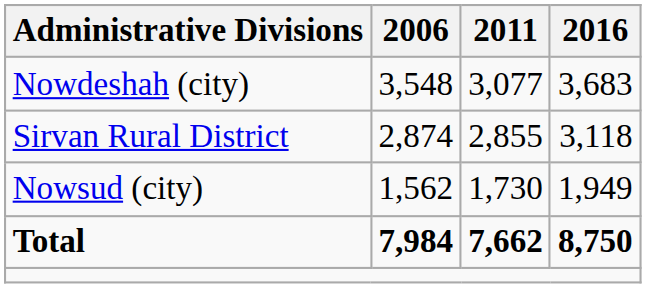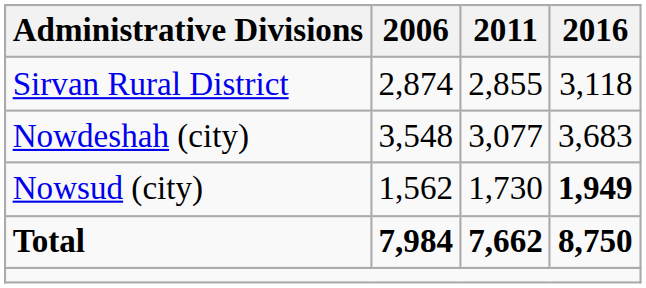rows swapped: (151, 135) <-> (131, 83)
(595, 188) normal -> (595, 188) bold
